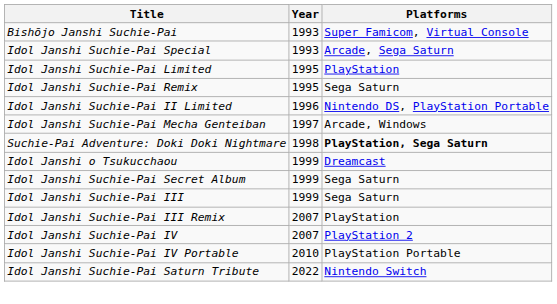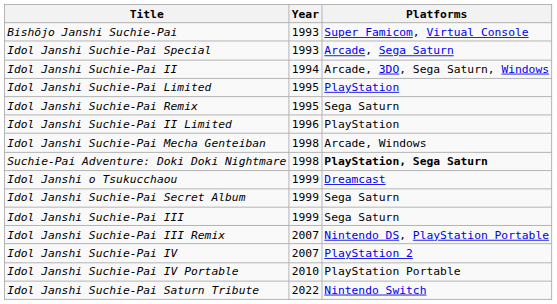+ row: (92, 69)
(437, 106) Nintendo DS, PlayStation Portable -> (362, 124) PlayStation
(305, 124) 1997 -> (305, 143) 1998
(362, 216) PlayStation -> (437, 235) Nintendo DS, PlayStation Portable
